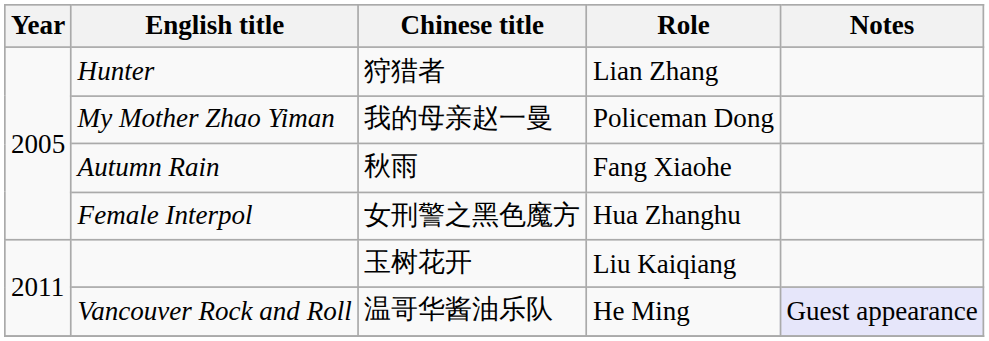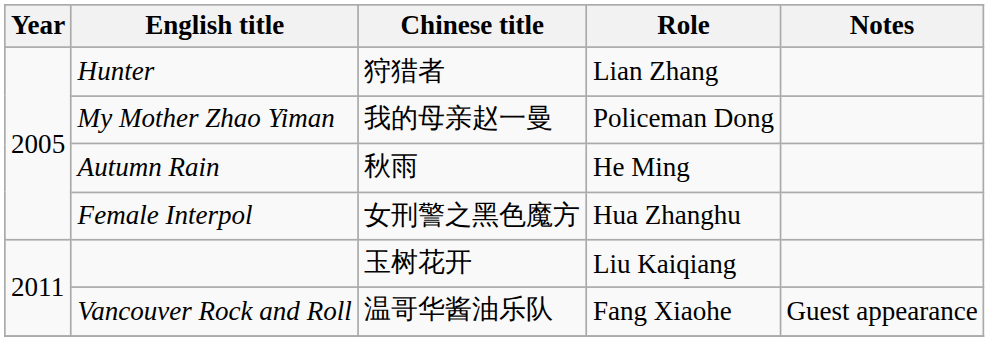(662, 167) Fang Xiaohe -> (641, 167) He Ming
(641, 311) He Ming -> (662, 311) Fang Xiaohe
(882, 311) lavender background -> (882, 311) no background
